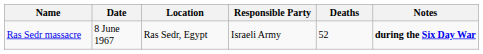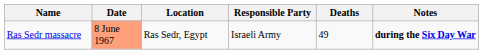(107, 35) no background -> (107, 35) lightsalmon background
(324, 35) 52 -> (324, 35) 49
